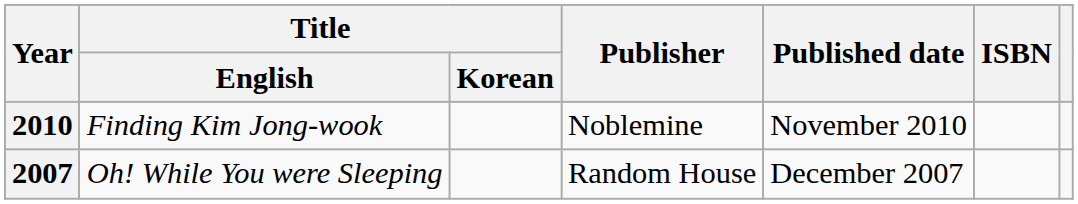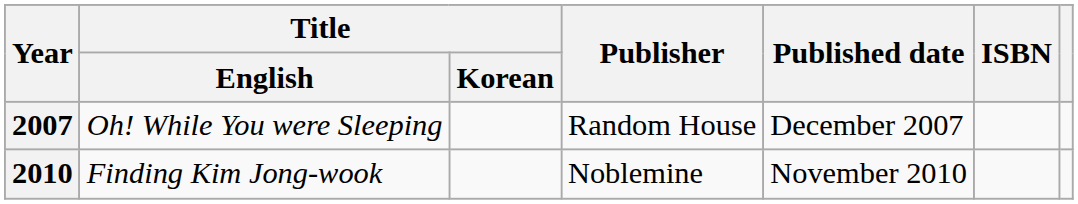rows swapped: (42, 173) <-> (42, 125)
